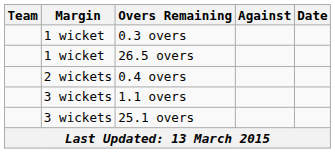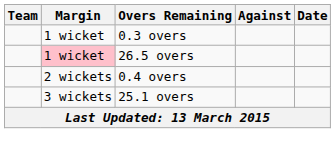(74, 56) no background -> (74, 56) pink background
- row: (152, 97)
